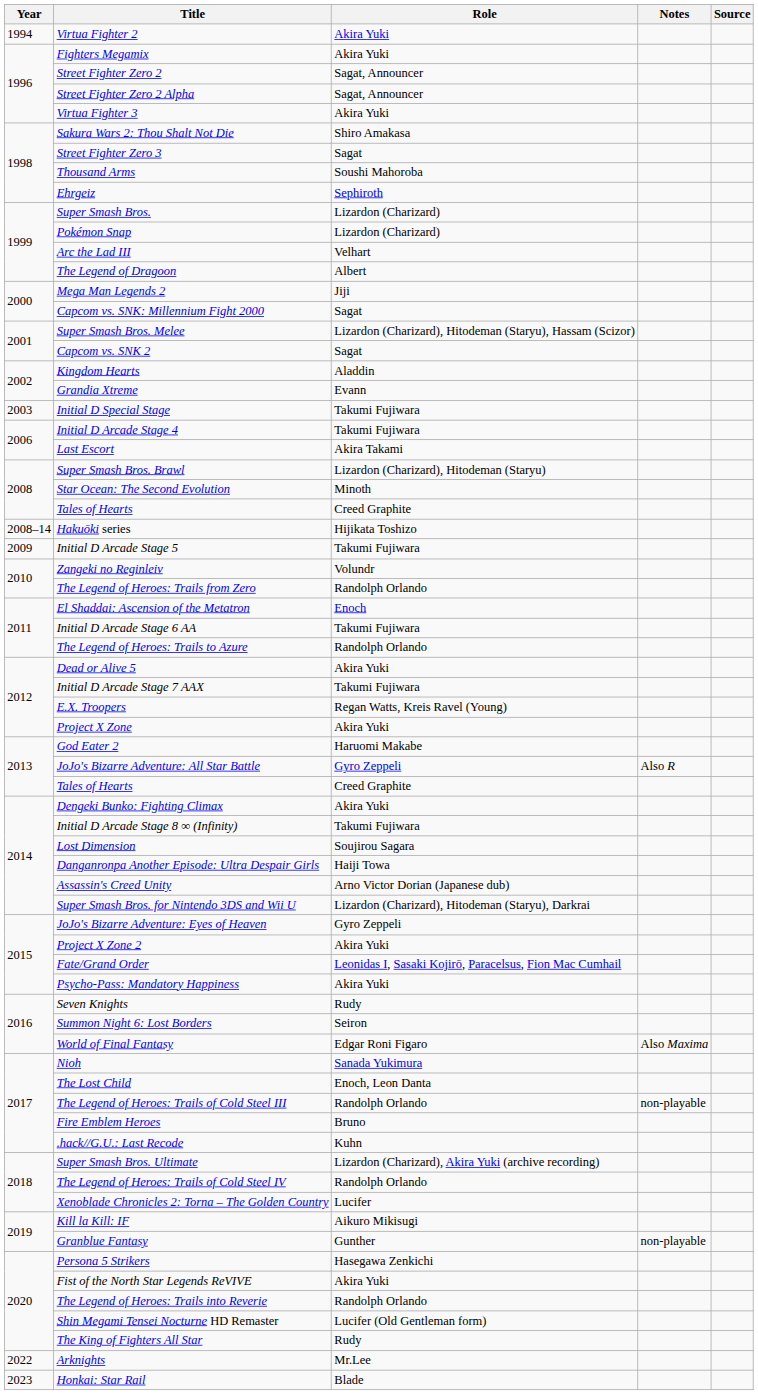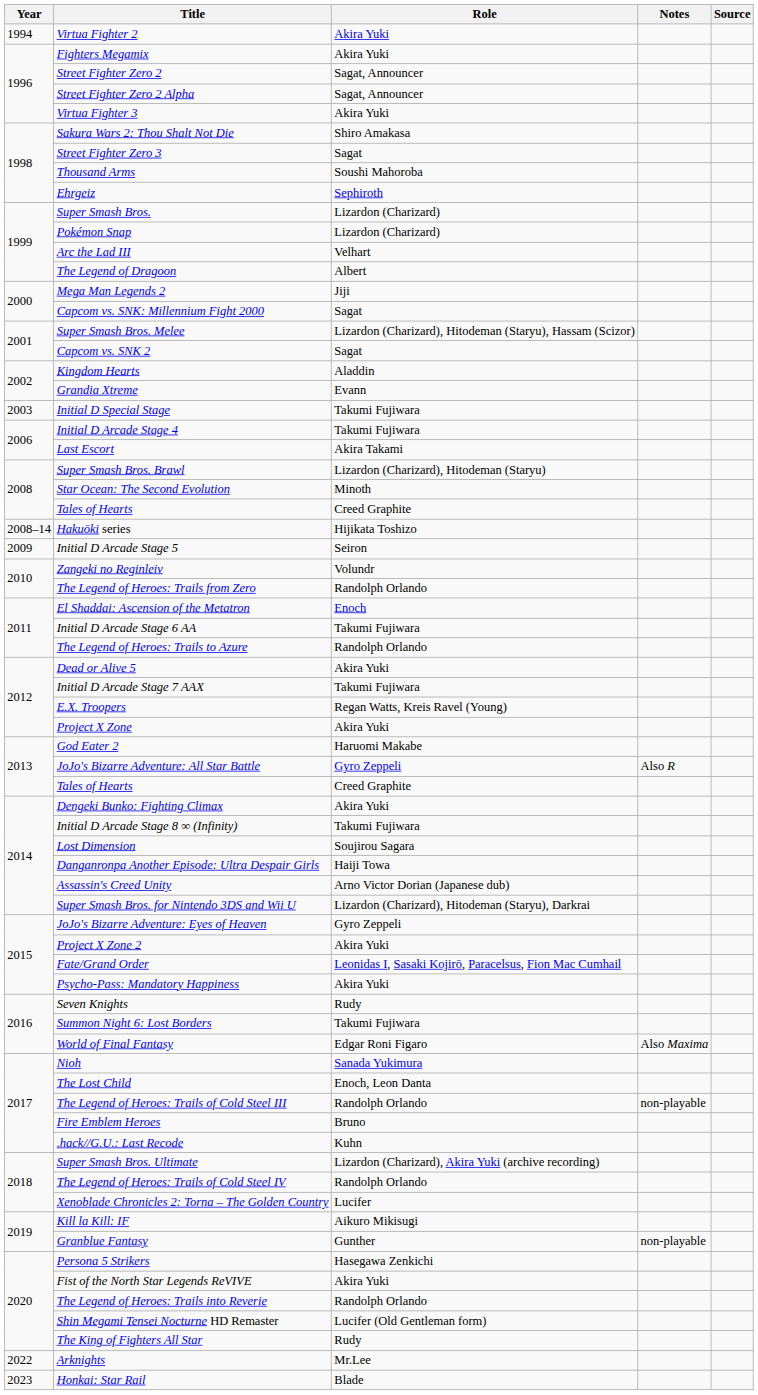(377, 548) Takumi Fujiwara -> (351, 548) Seiron
(351, 1023) Seiron -> (377, 1023) Takumi Fujiwara
